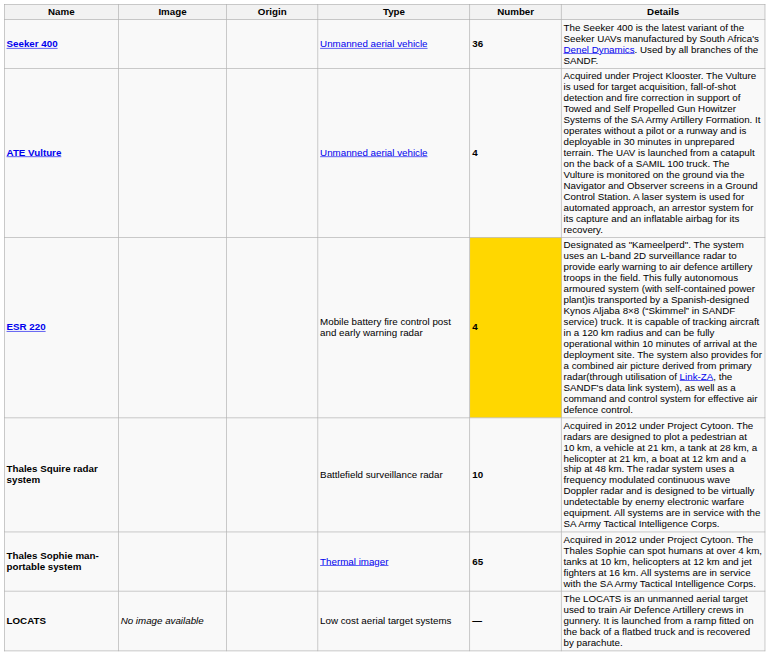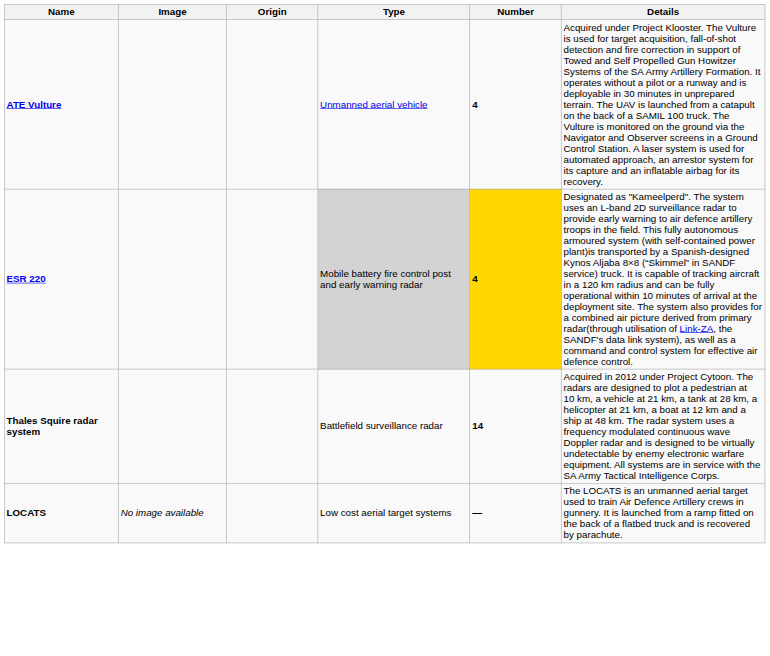- row: (32, 44)
(385, 327) no background -> (385, 279) lightgrey background
(478, 474) 10 -> (478, 426) 14
- row: (53, 561)
